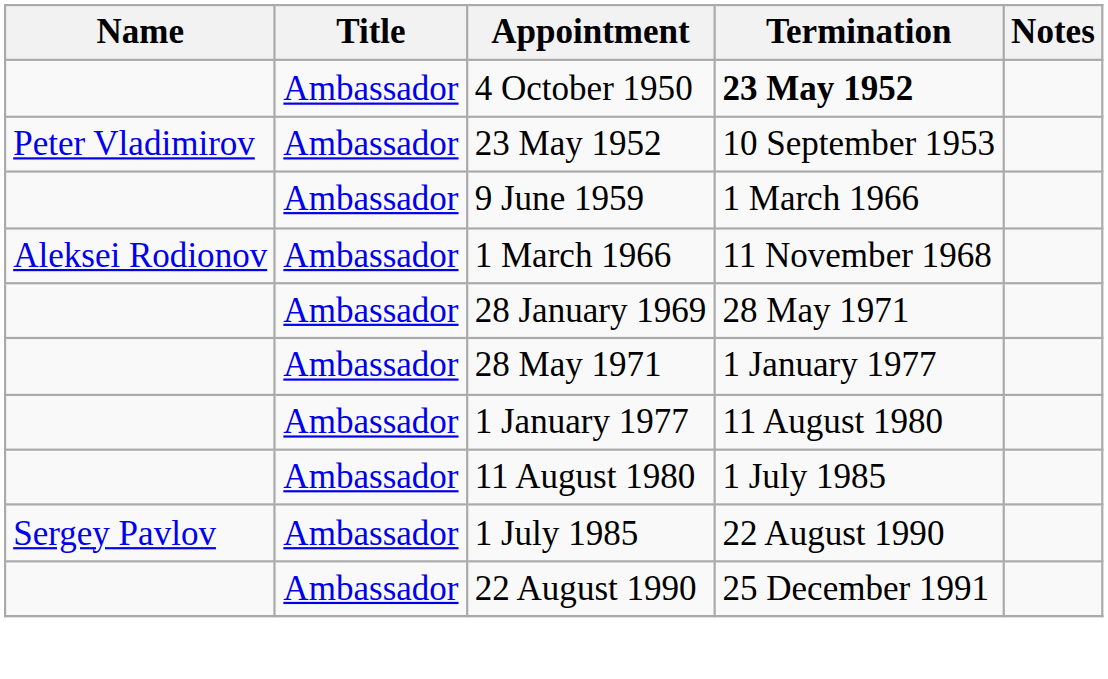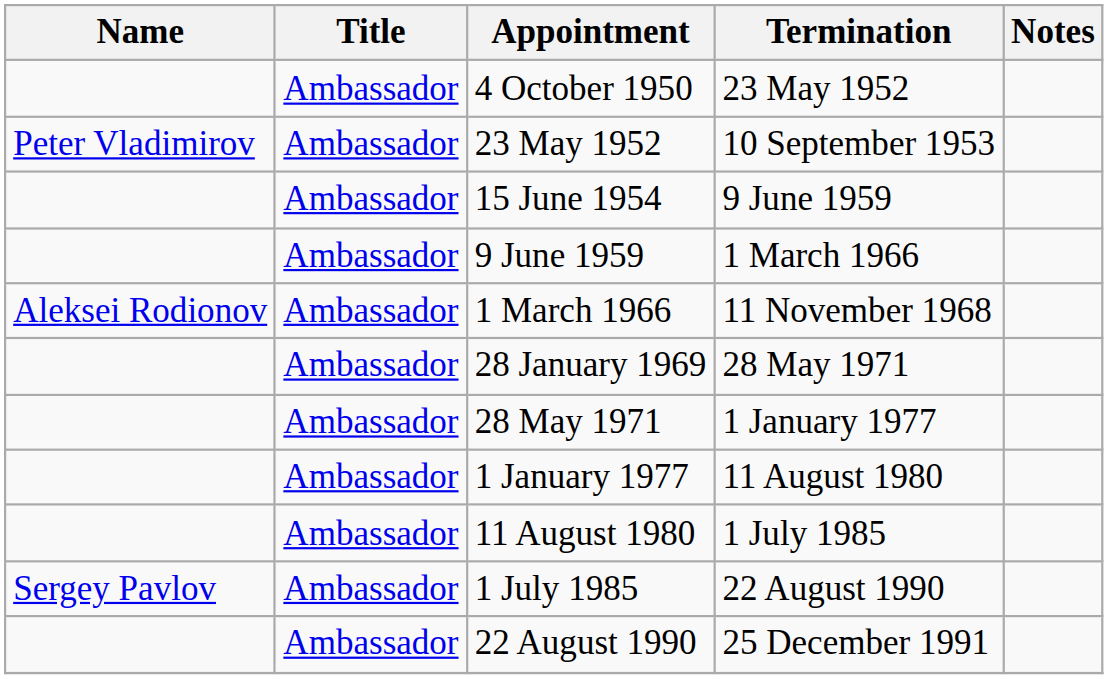(818, 87) bold -> (816, 87) normal
+ row: (568, 198)
